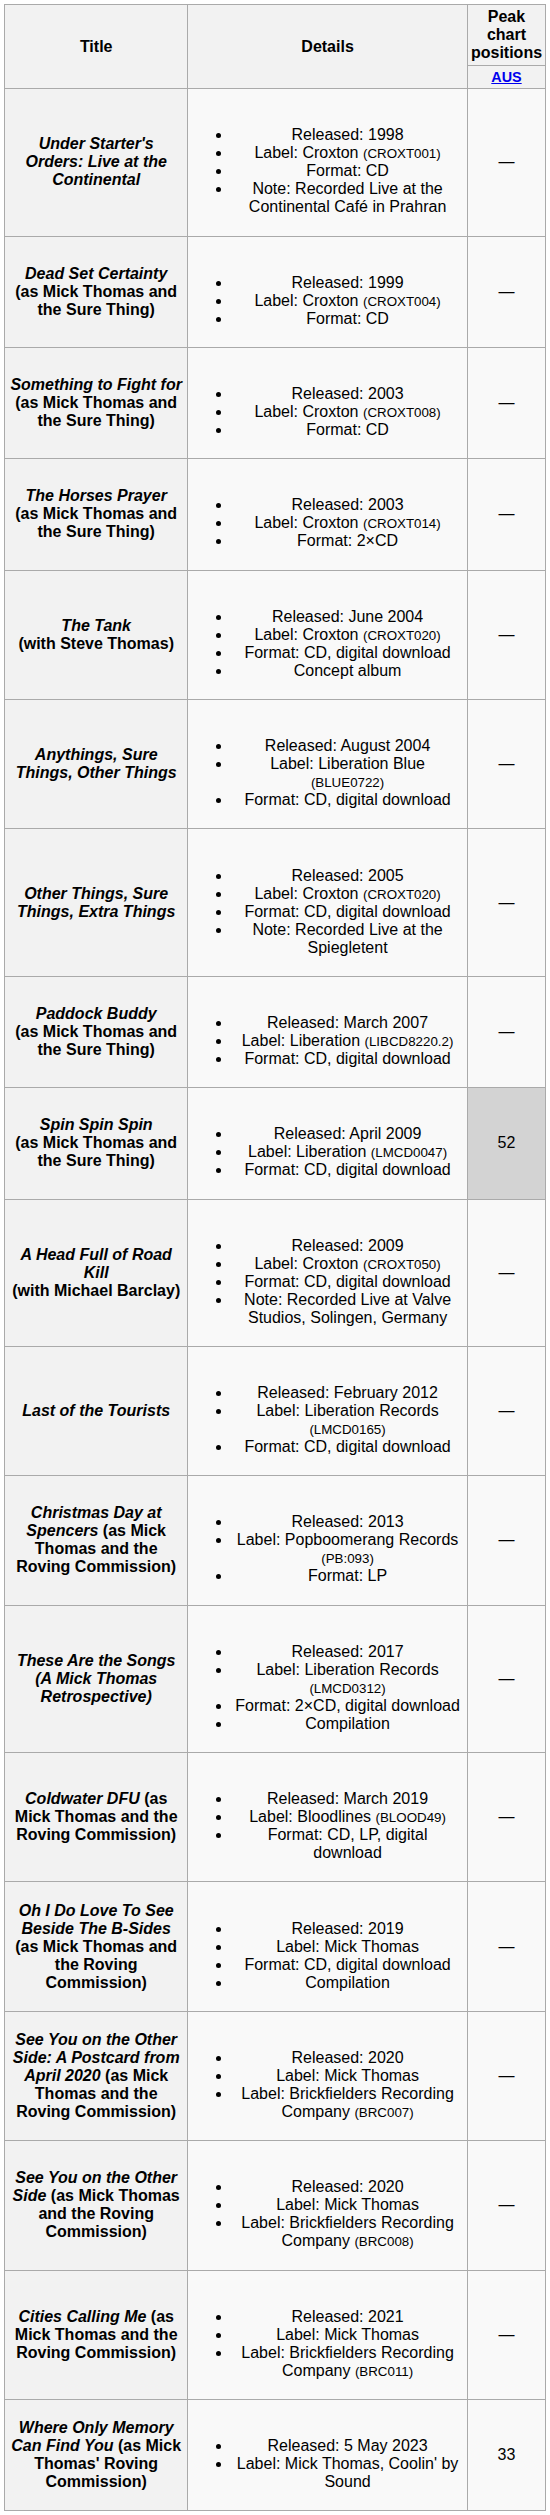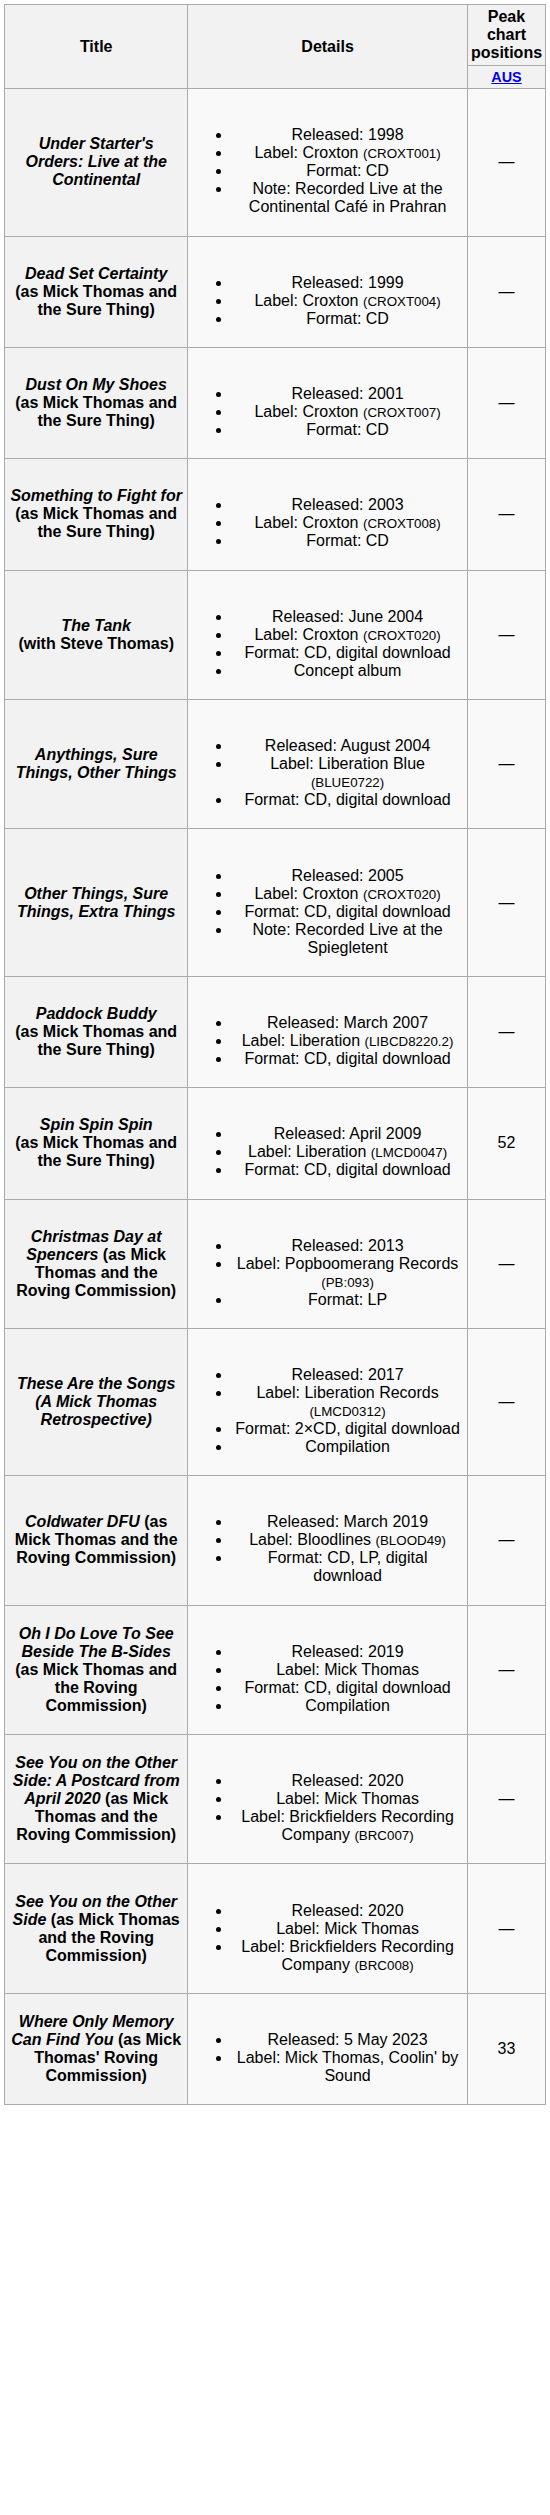+ row: (96, 403)
- row: (96, 514)
(506, 1143) lightgrey background -> (506, 1143) no background
- row: (96, 1272)
- row: (96, 1411)
- row: (96, 2334)
